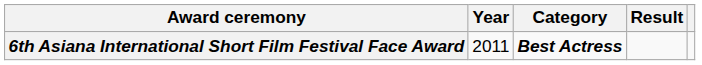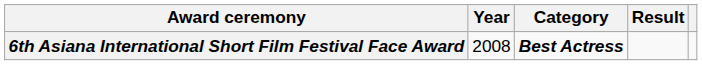(491, 45) 2011 -> (492, 45) 2008
